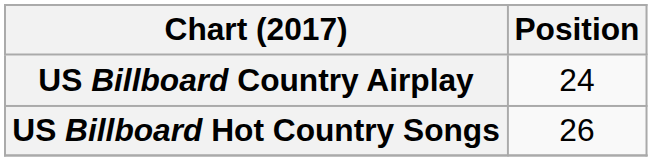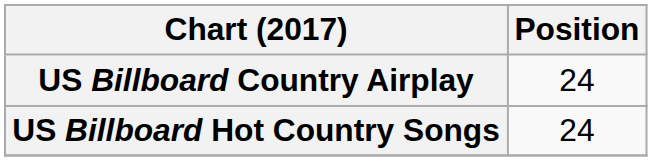(577, 130) 26 -> (577, 130) 24
